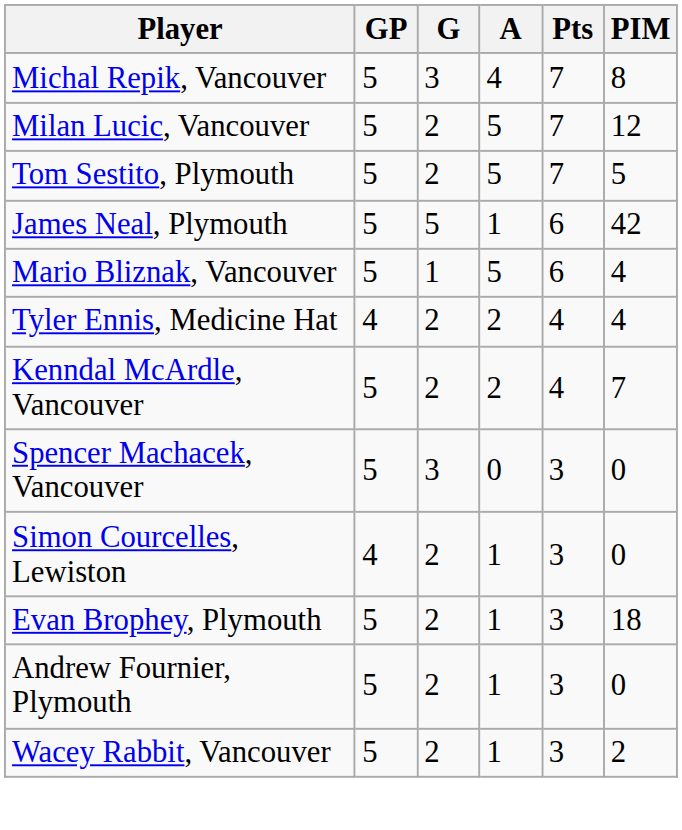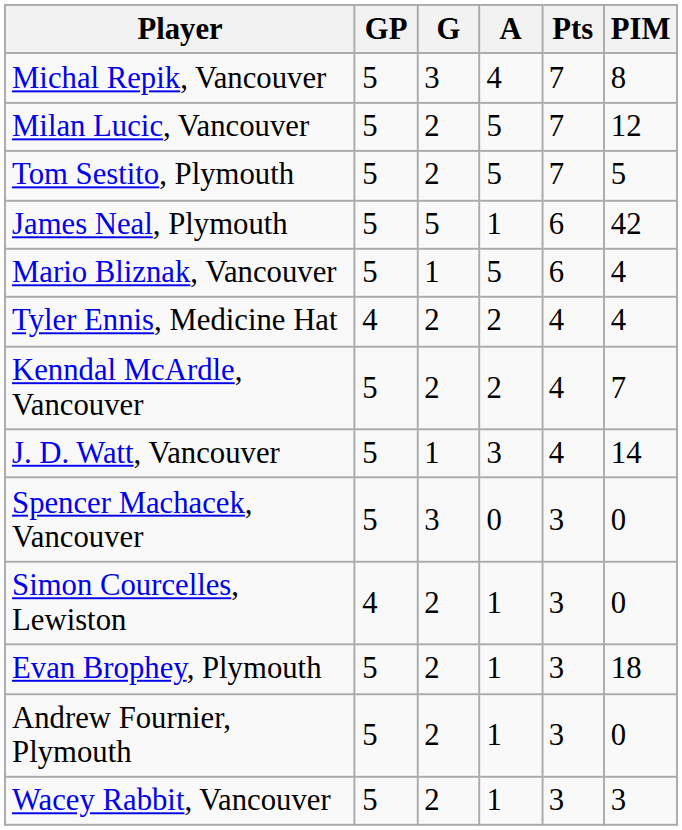+ row: (146, 453)
(619, 751) 2 -> (619, 800) 3
